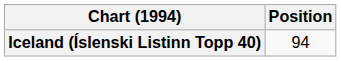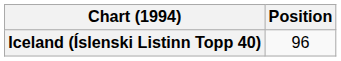(300, 42) 94 -> (300, 42) 96
